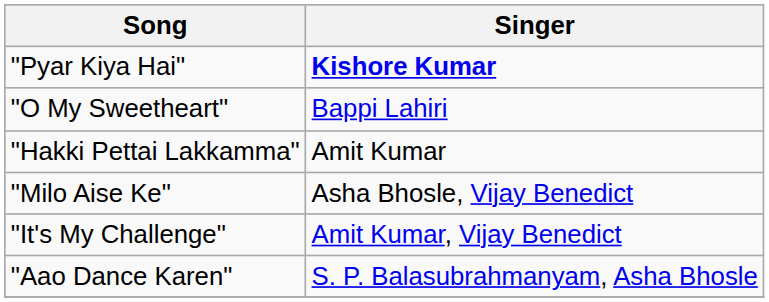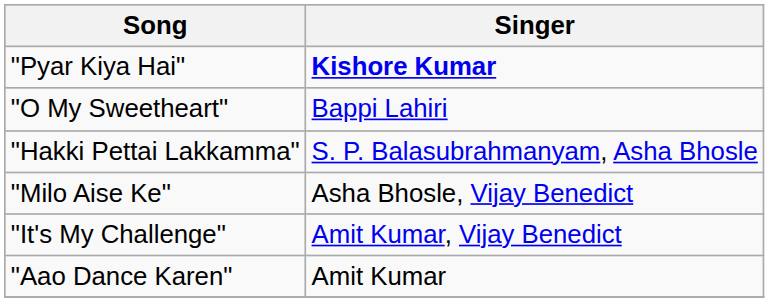(379, 150) Amit Kumar -> (535, 150) S. P. Balasubrahmanyam, Asha Bhosle
(535, 275) S. P. Balasubrahmanyam, Asha Bhosle -> (379, 275) Amit Kumar
